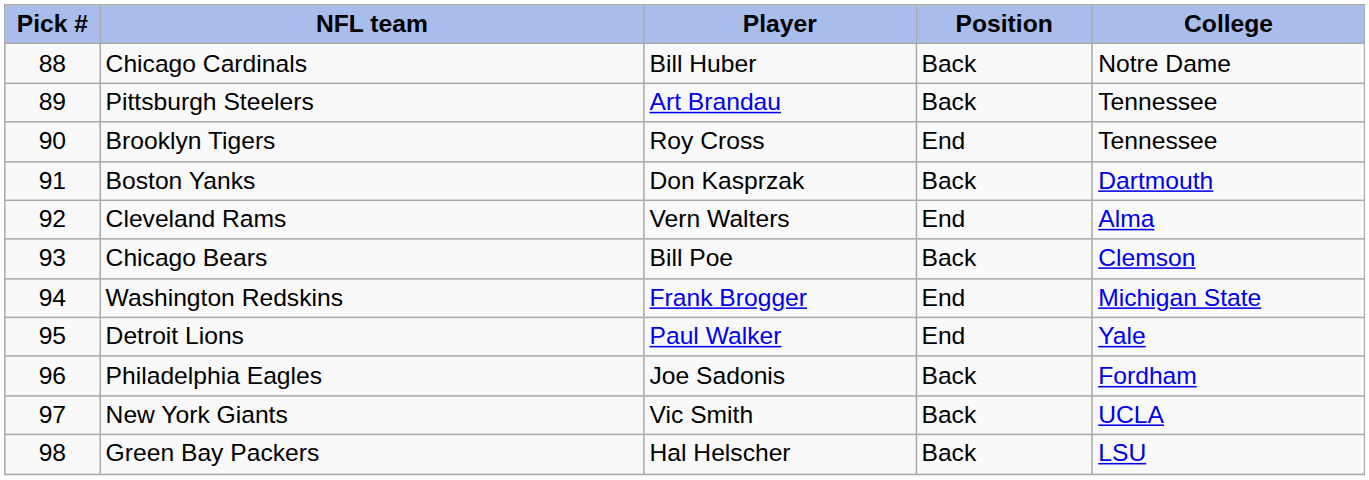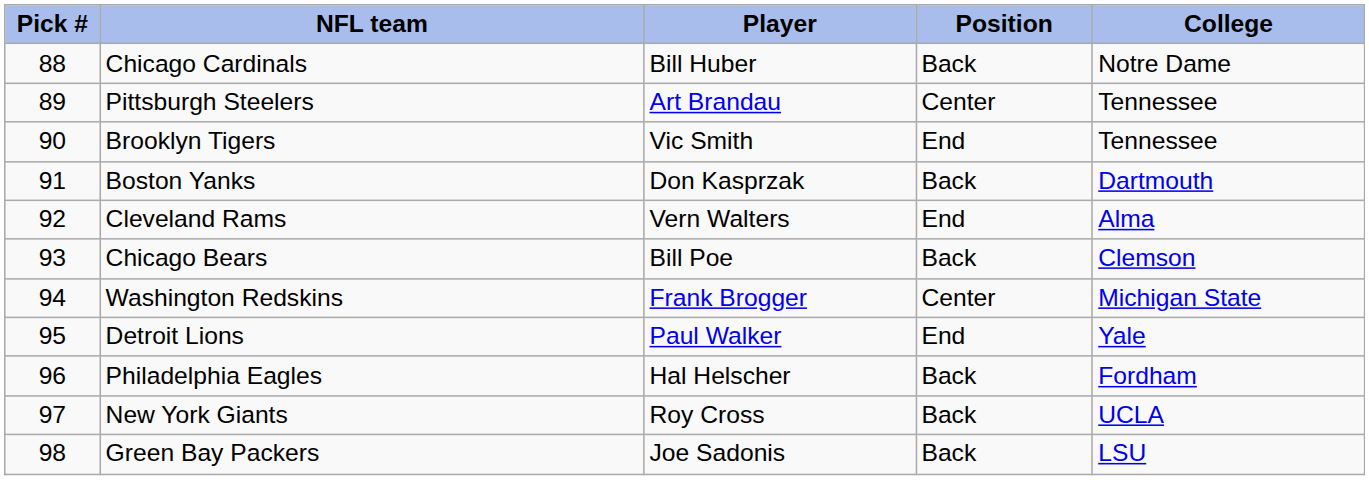(949, 102) Back -> (958, 102) Center
(707, 141) Roy Cross -> (701, 141) Vic Smith
(943, 297) End -> (958, 297) Center
(717, 375) Joe Sadonis -> (720, 375) Hal Helscher
(701, 414) Vic Smith -> (707, 414) Roy Cross
(720, 453) Hal Helscher -> (717, 453) Joe Sadonis
